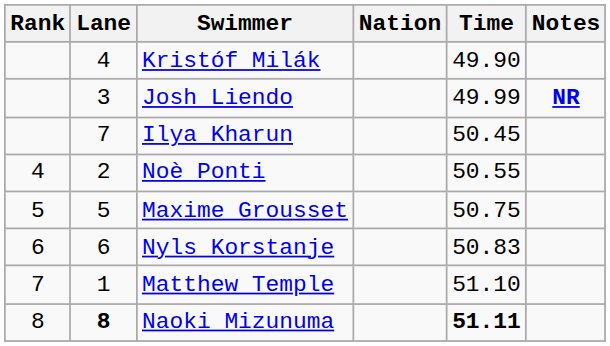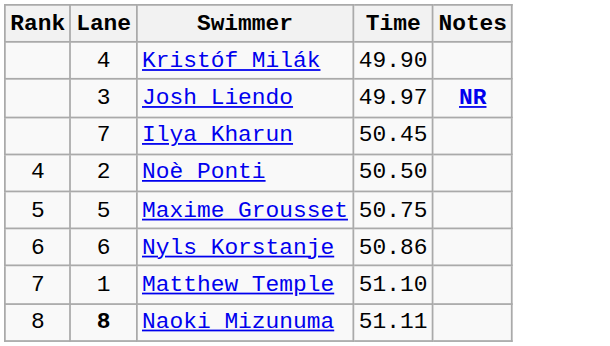- column: (400, 24)
(486, 98) 49.99 -> (393, 98) 49.97
(486, 173) 50.55 -> (393, 173) 50.50
(486, 247) 50.83 -> (393, 247) 50.86
(486, 322) bold -> (393, 322) normal
